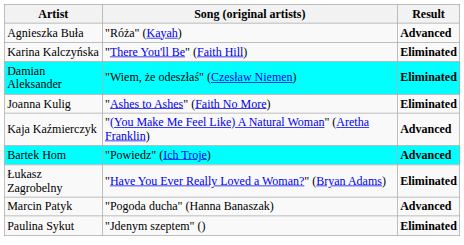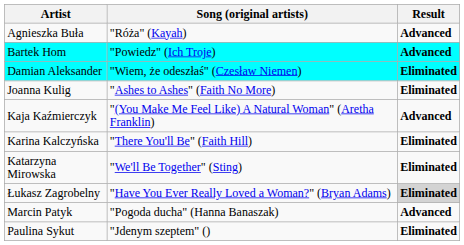rows swapped: (37, 155) <-> (53, 52)
+ row: (32, 167)
(429, 180) no background -> (429, 193) lightgrey background
